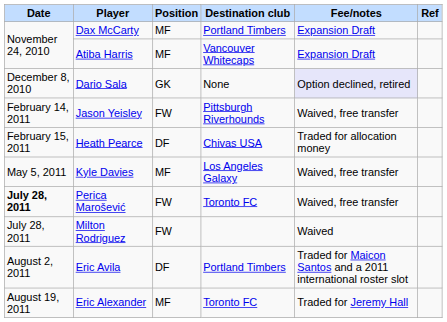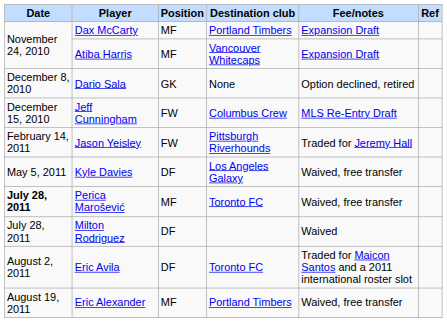(354, 84) lavender background -> (358, 84) no background
+ row: (106, 113)
(348, 113) Waived, free transfer -> (357, 143) Traded for Jeremy Hall
- row: (109, 143)
(163, 172) MF -> (168, 172) DF
(163, 202) FW -> (169, 202) MF
(163, 231) FW -> (168, 231) DF
(244, 267) Portland Timbers -> (236, 267) Toronto FC
(230, 303) Toronto FC -> (250, 303) Portland Timbers
(353, 303) Traded for Jeremy Hall -> (352, 303) Waived, free transfer
